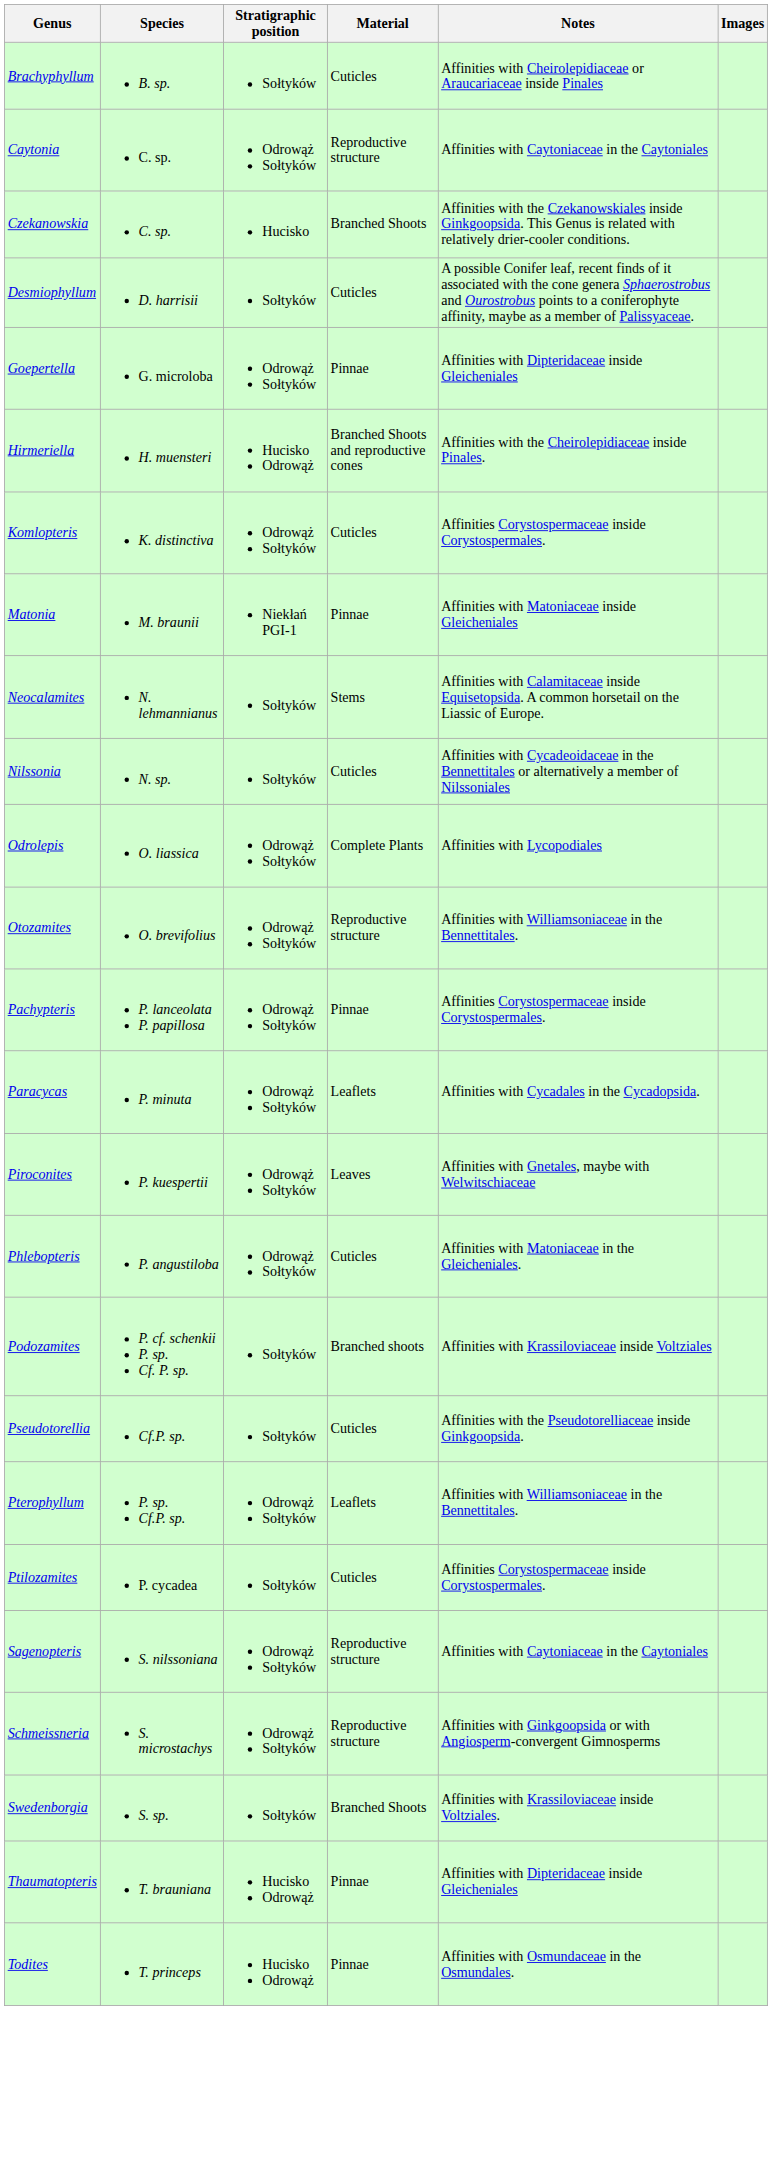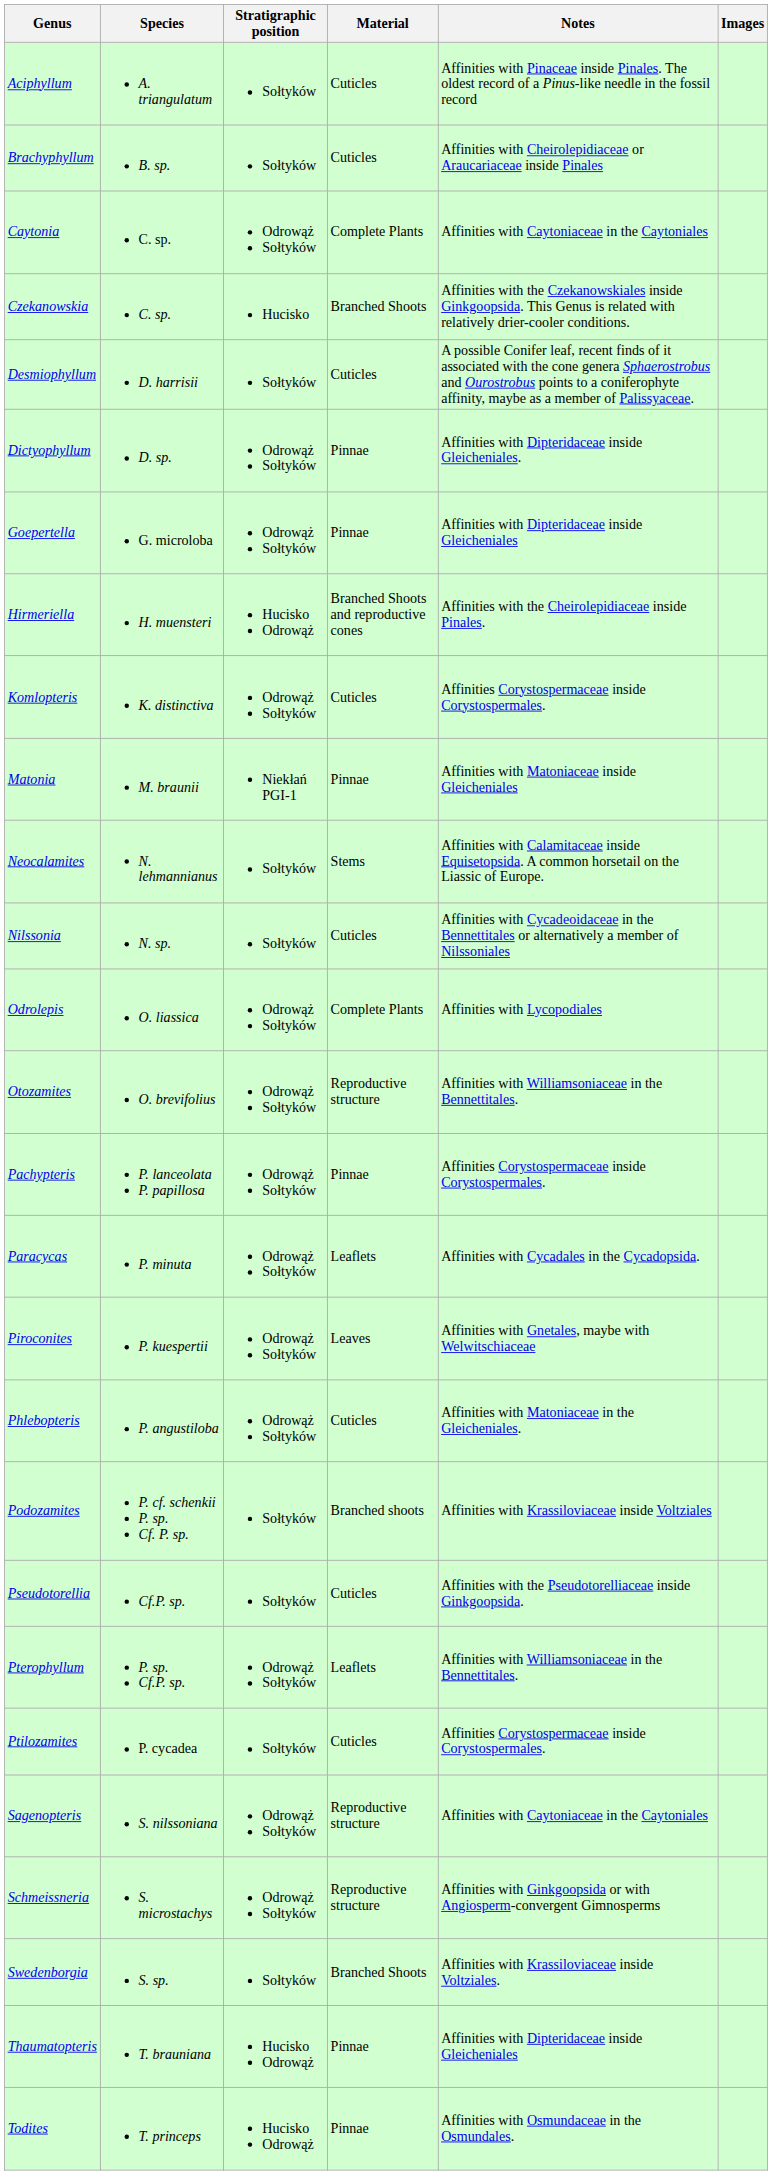+ row: (40, 83)
(368, 150) Reproductive structure -> (377, 232) Complete Plants
+ row: (49, 450)
